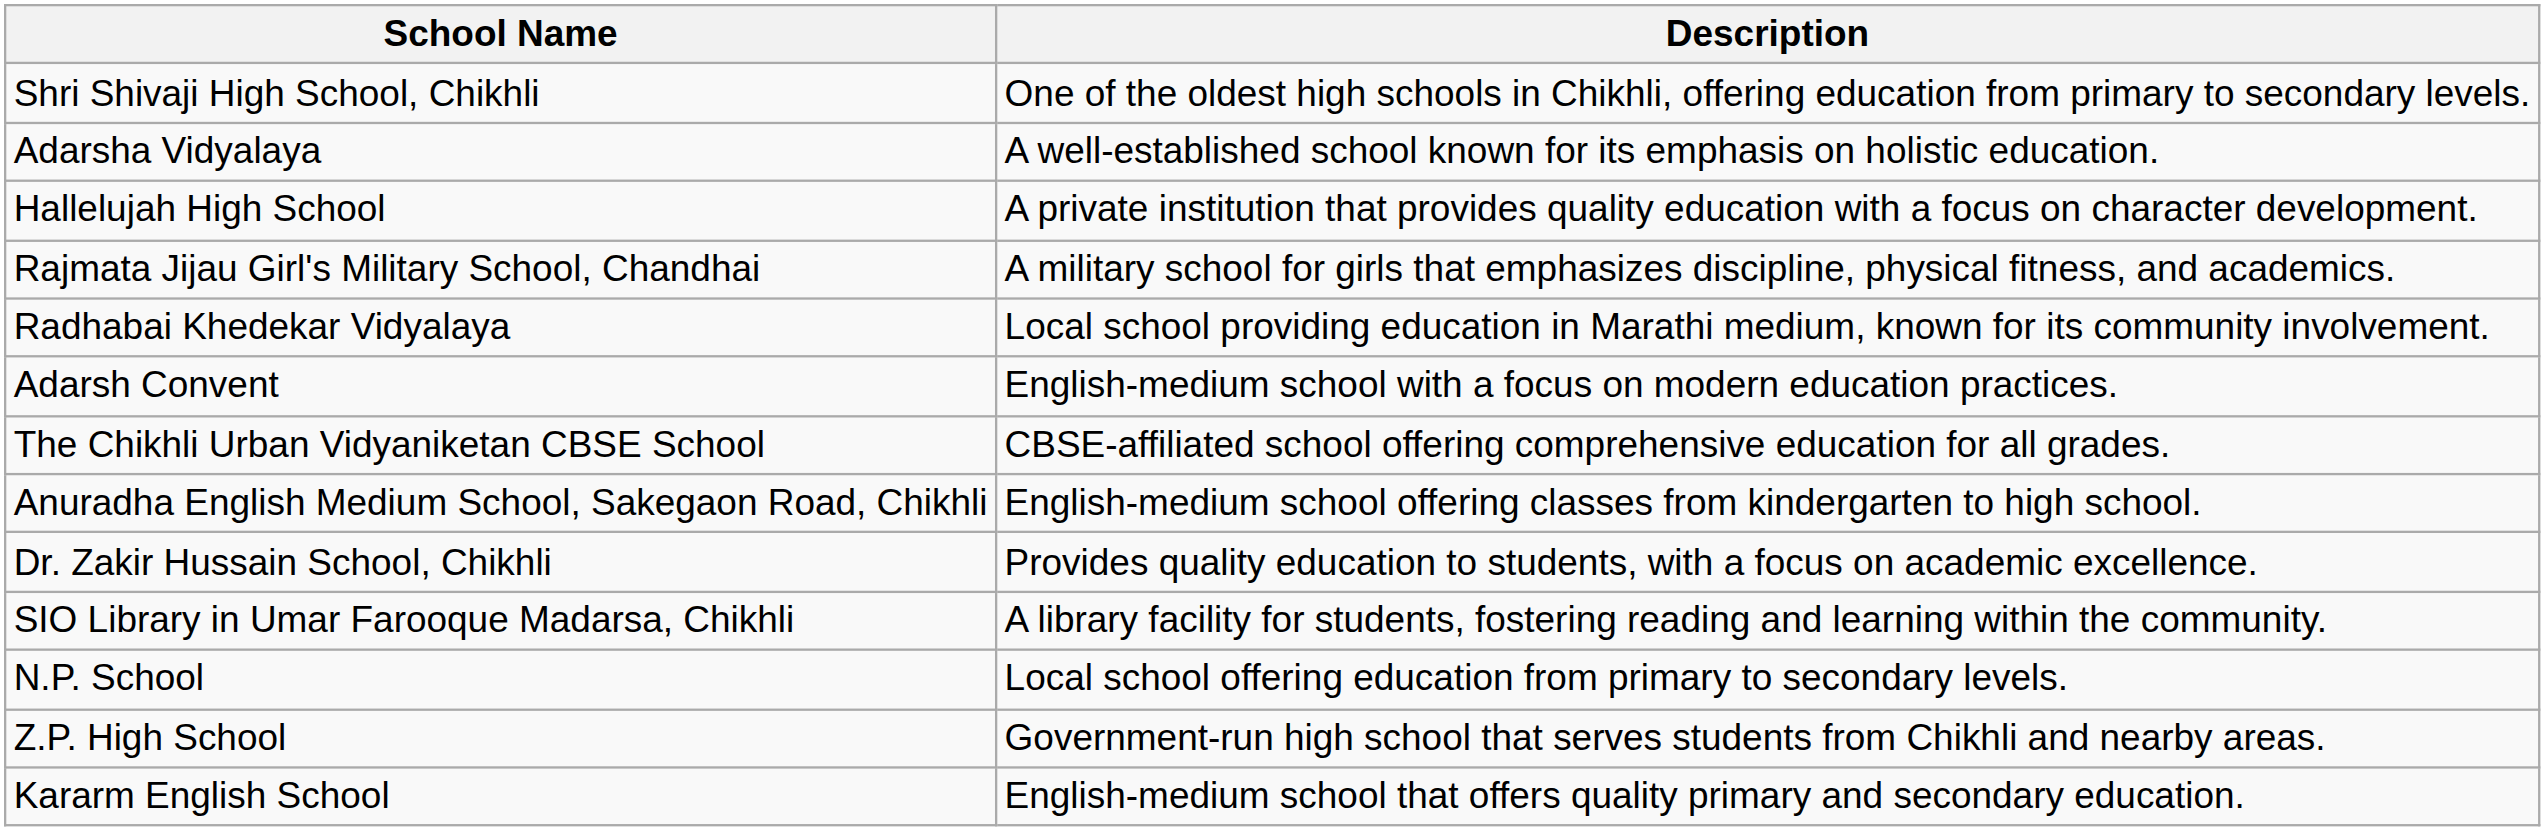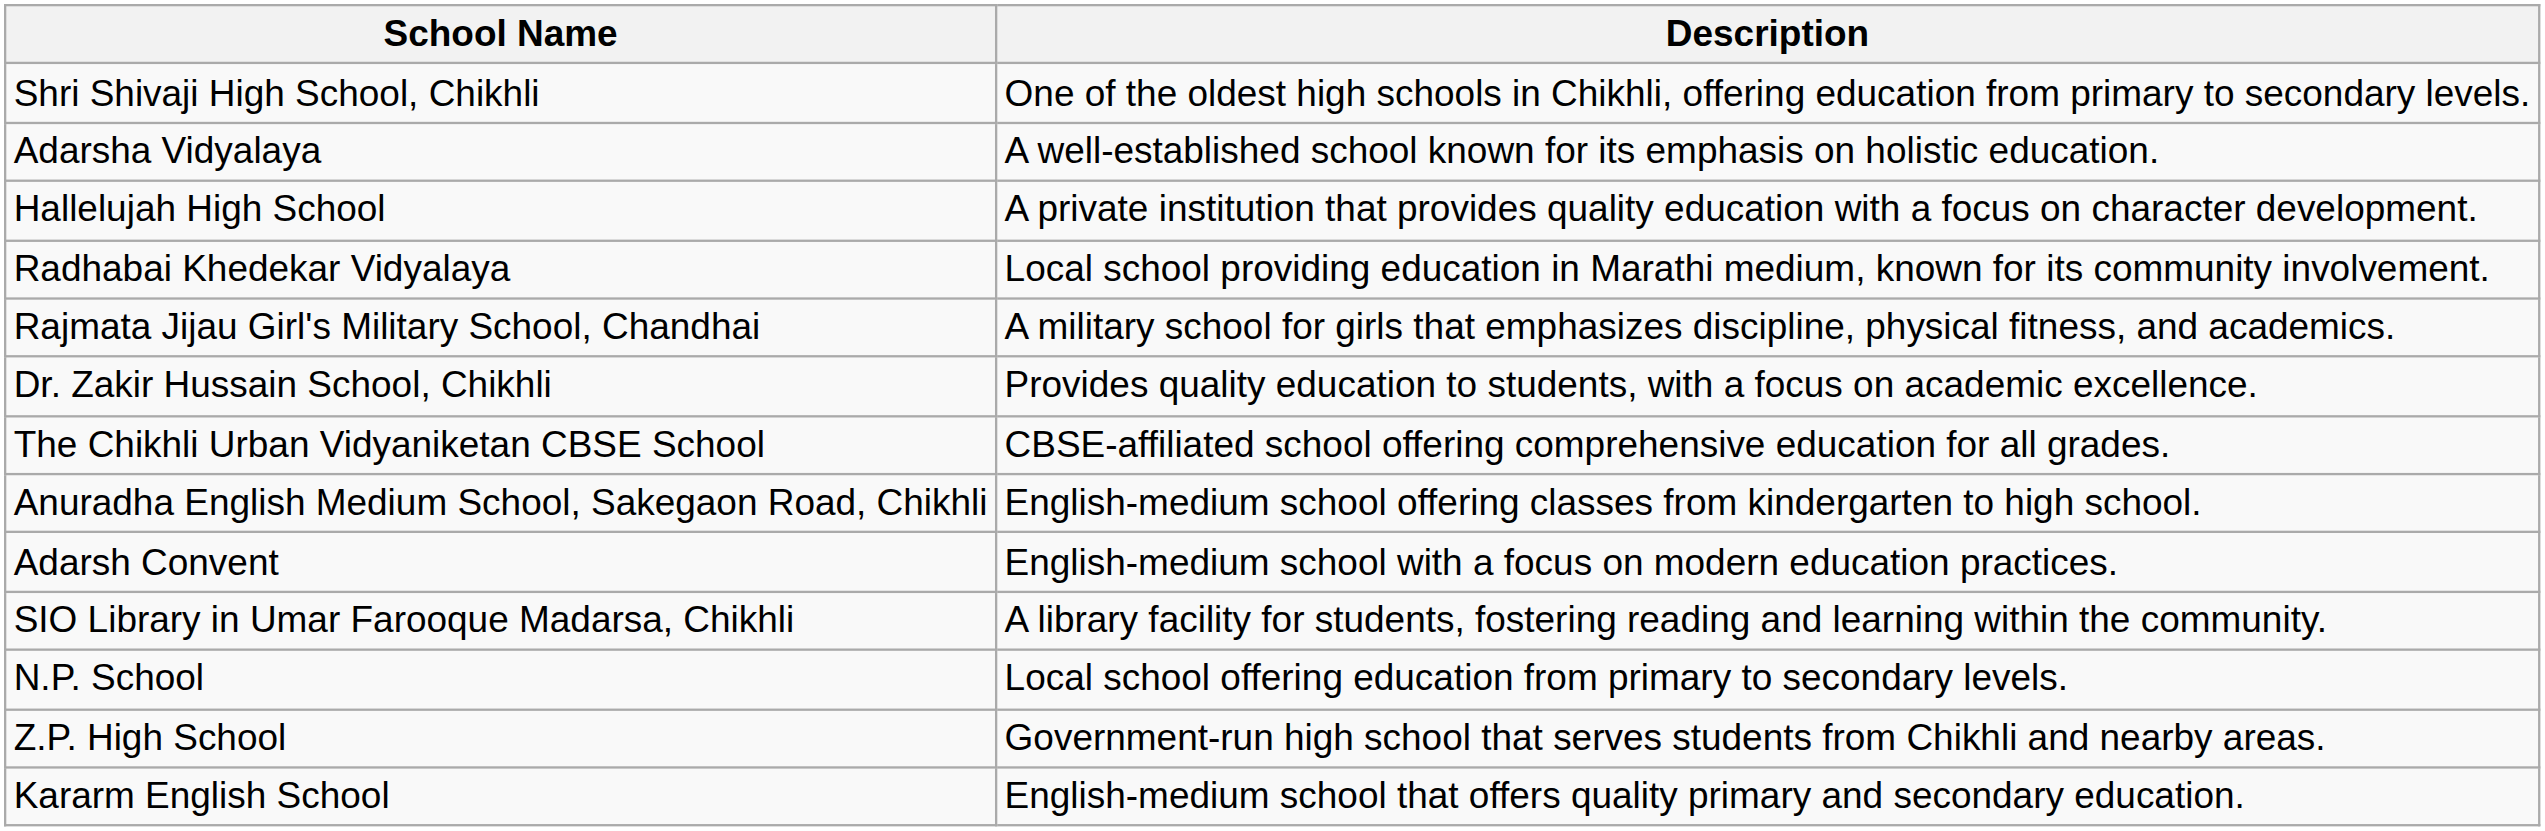rows swapped: (387, 268) <-> (262, 326)
rows swapped: (146, 385) <-> (283, 561)
